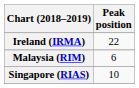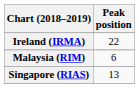(114, 74) 10 -> (114, 74) 13
